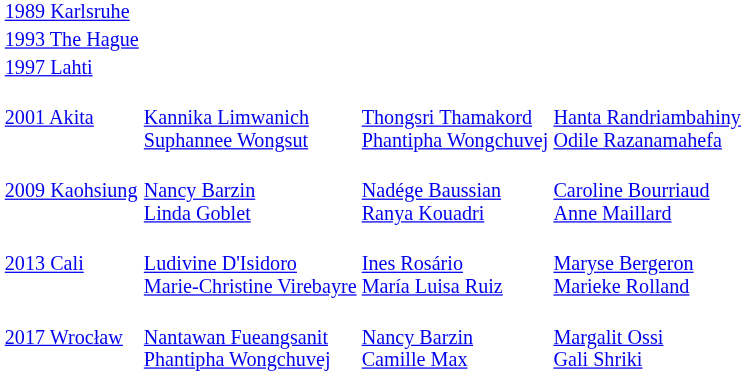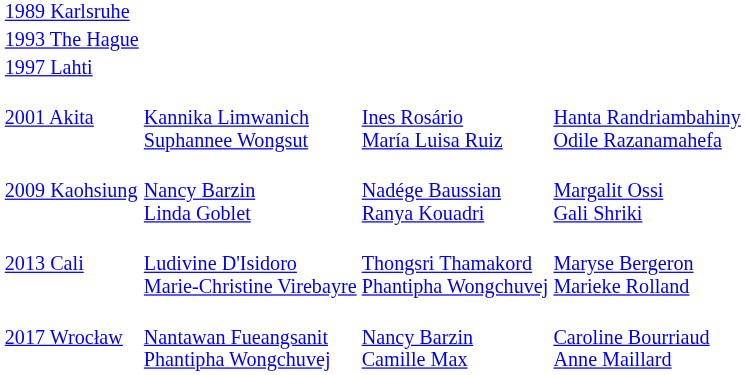(455, 129) Thongsri Thamakord Phantipha Wongchuvej -> (432, 129) Ines Rosário María Luisa Ruiz
(632, 202) Caroline Bourriaud Anne Maillard -> (608, 202) Margalit Ossi Gali Shriki
(432, 275) Ines Rosário María Luisa Ruiz -> (455, 275) Thongsri Thamakord Phantipha Wongchuvej
(608, 348) Margalit Ossi Gali Shriki -> (632, 348) Caroline Bourriaud Anne Maillard
